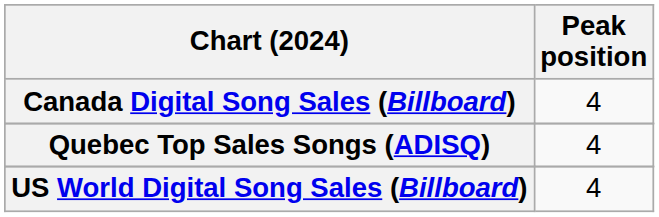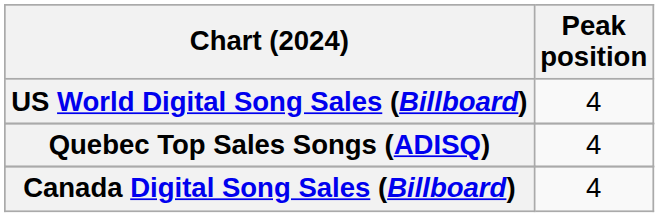rows swapped: (269, 100) <-> (269, 188)
